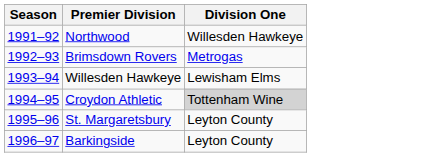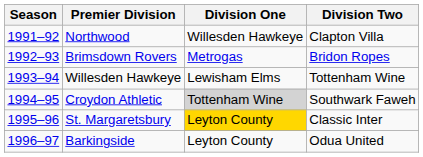+ column: (362, 15)
(230, 120) no background -> (230, 120) gold background
